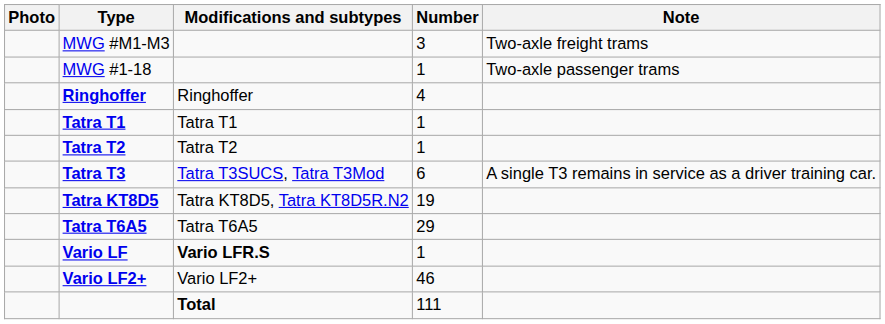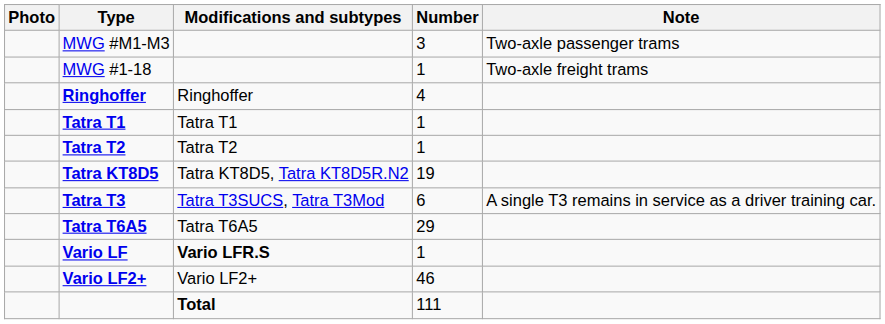(567, 43) Two-axle freight trams -> (583, 43) Two-axle passenger trams
(583, 69) Two-axle passenger trams -> (567, 69) Two-axle freight trams
rows swapped: (94, 174) <-> (111, 200)
